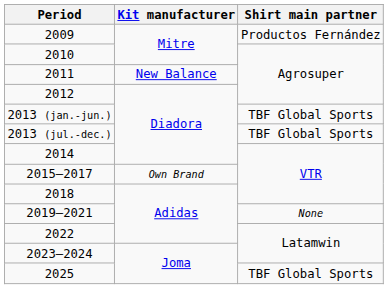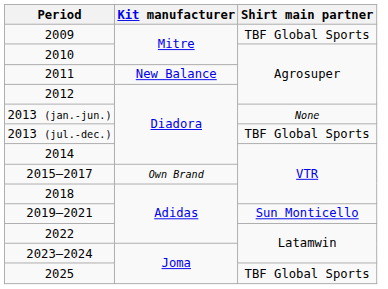(311, 34) Productos Fernández -> (307, 34) TBF Global Sports
(311, 114) TBF Global Sports -> (307, 115) None
(311, 215) None -> (307, 214) Sun Monticello
